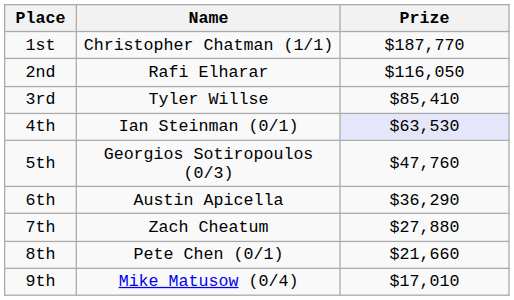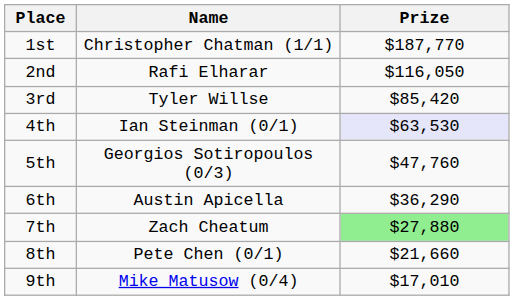(424, 100) $85,410 -> (424, 100) $85,420
(424, 227) no background -> (424, 227) lightgreen background
